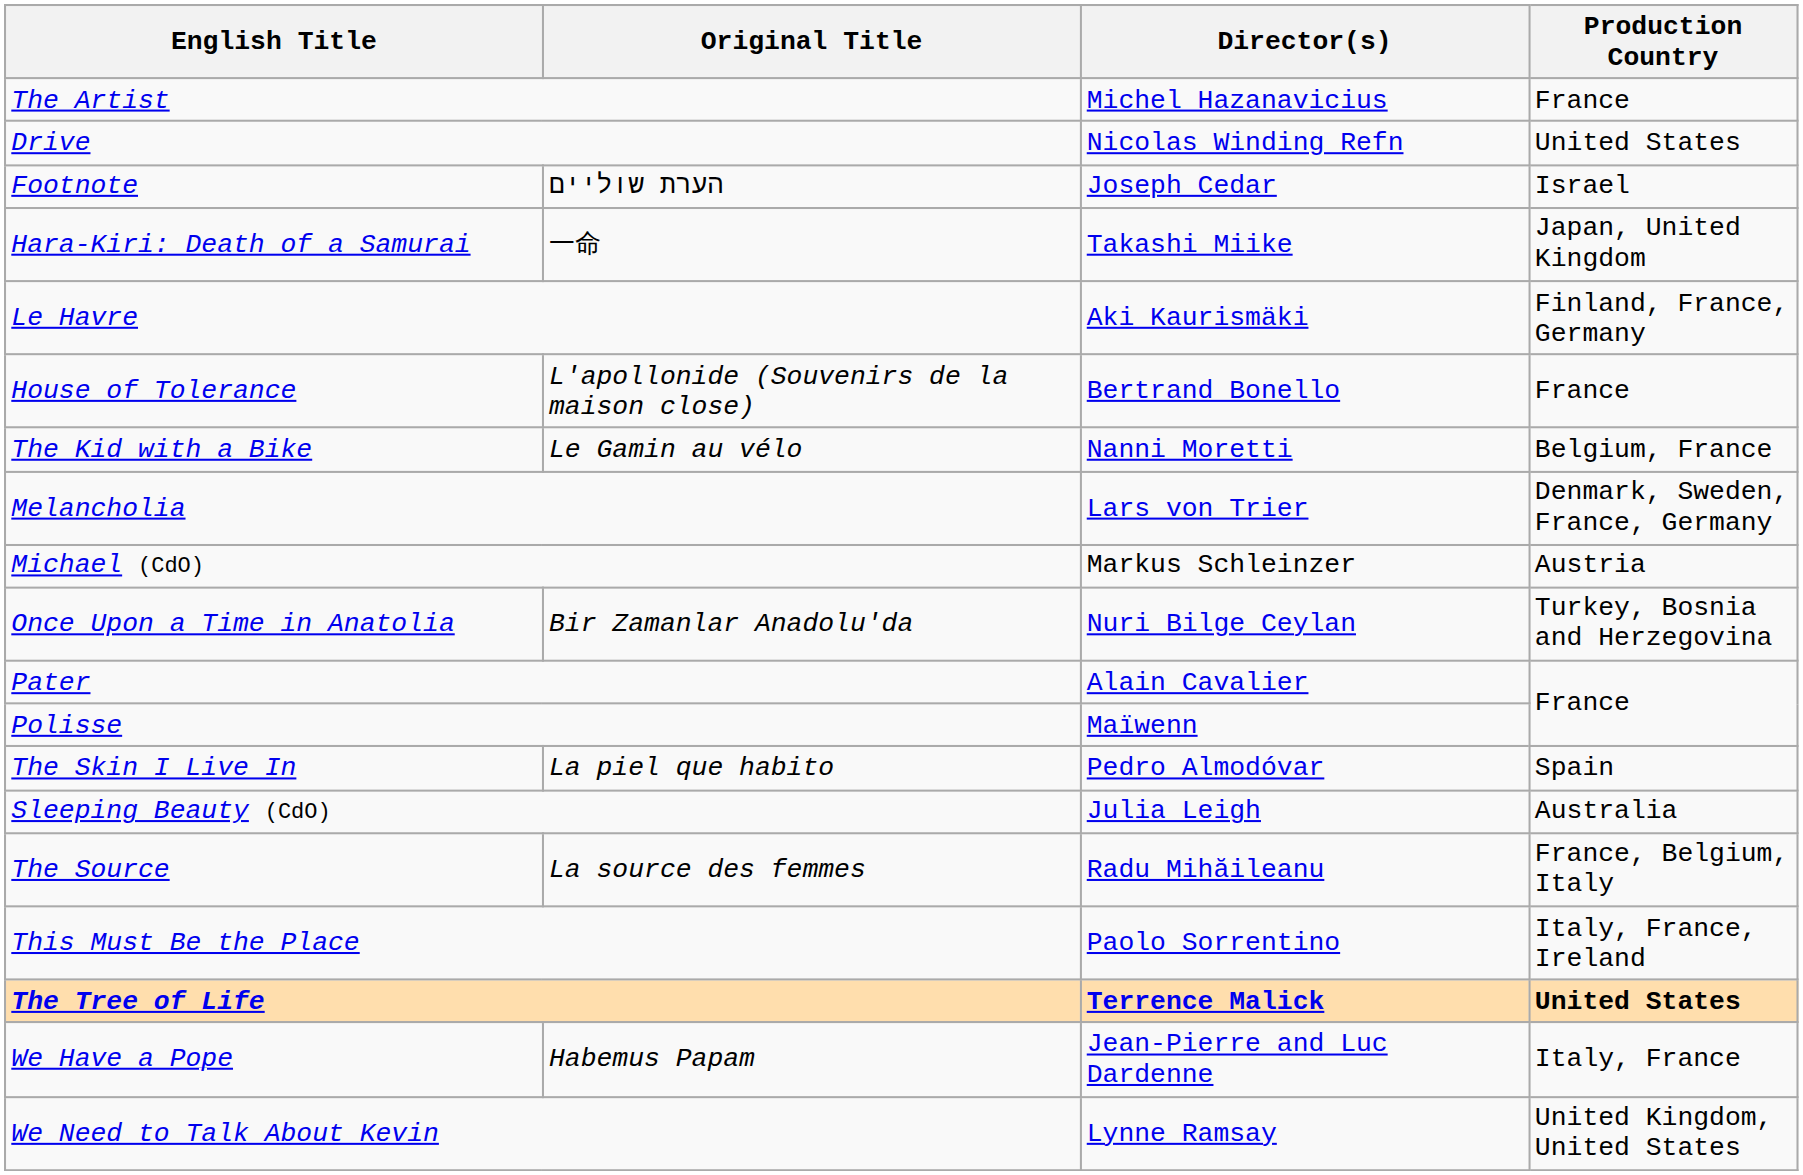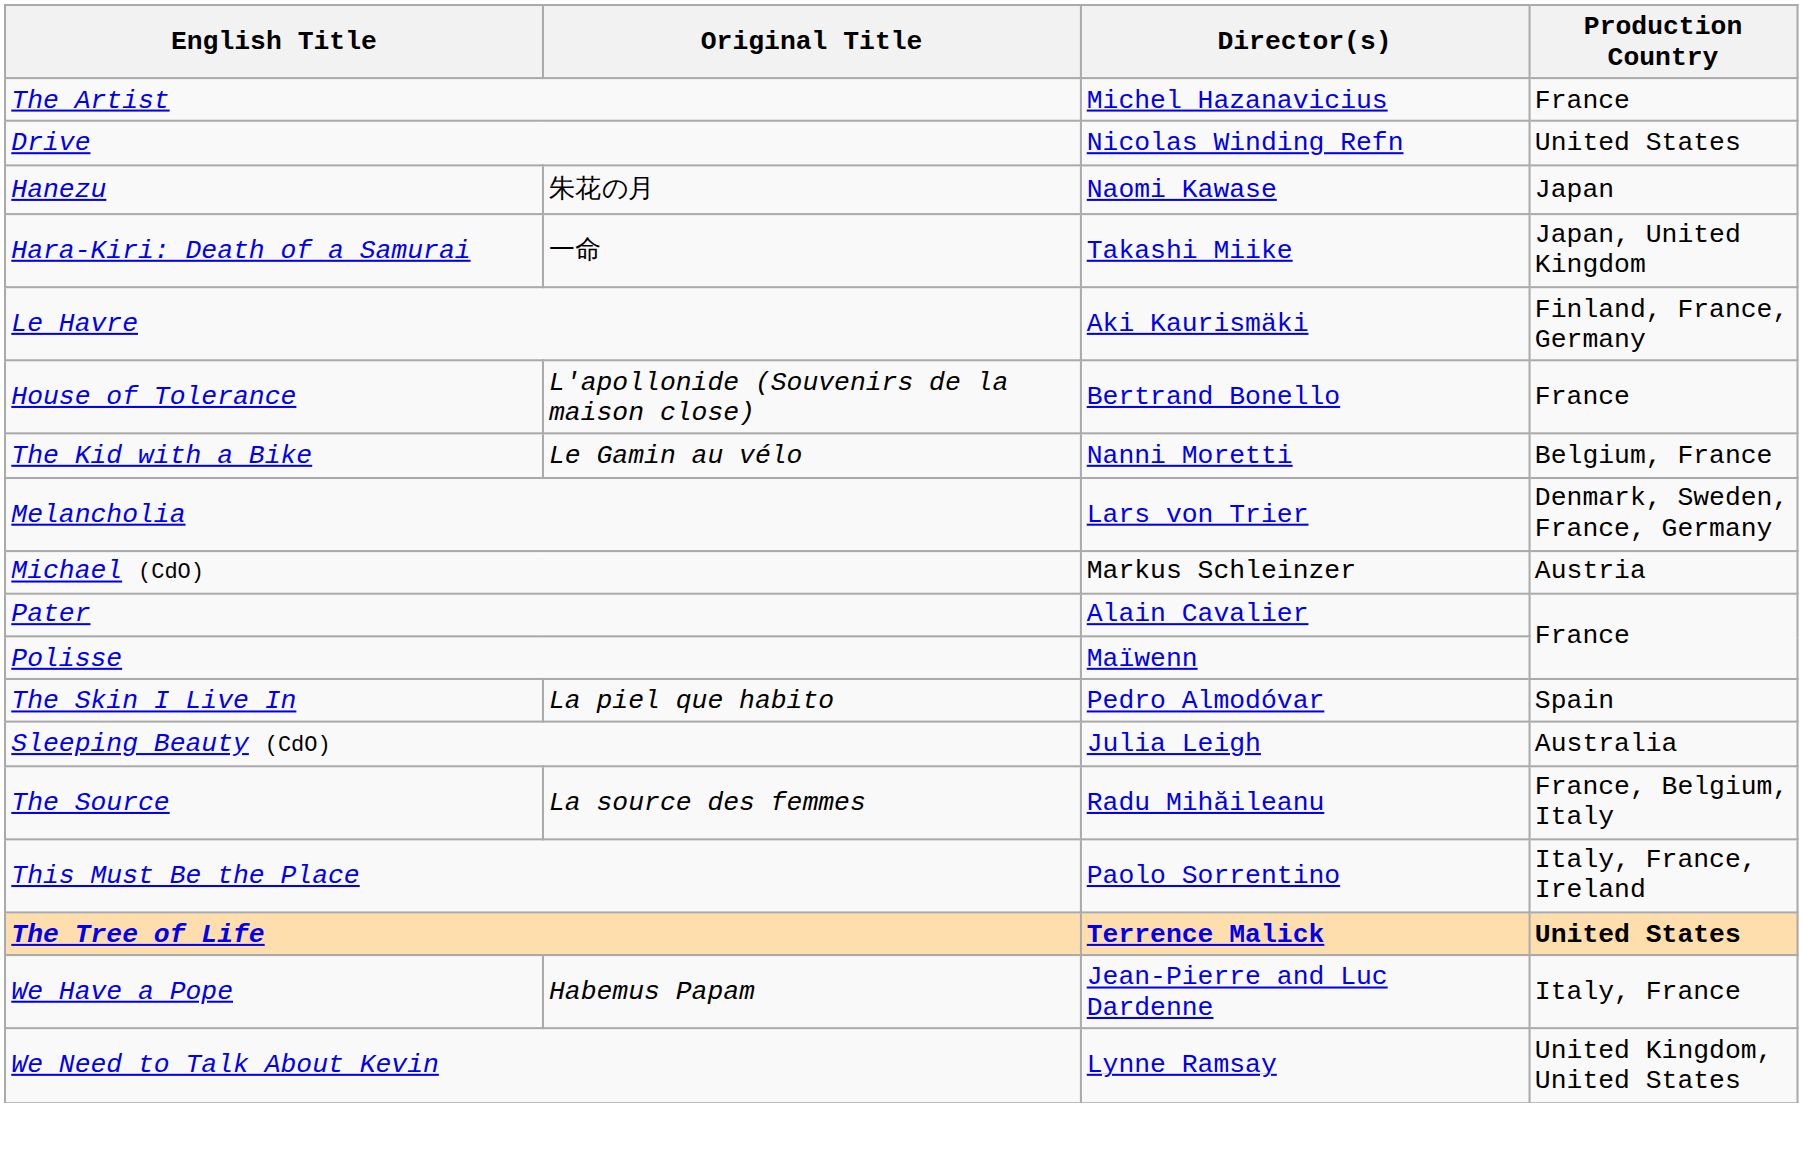- row: (75, 186)
+ row: (59, 189)
- row: (233, 624)
